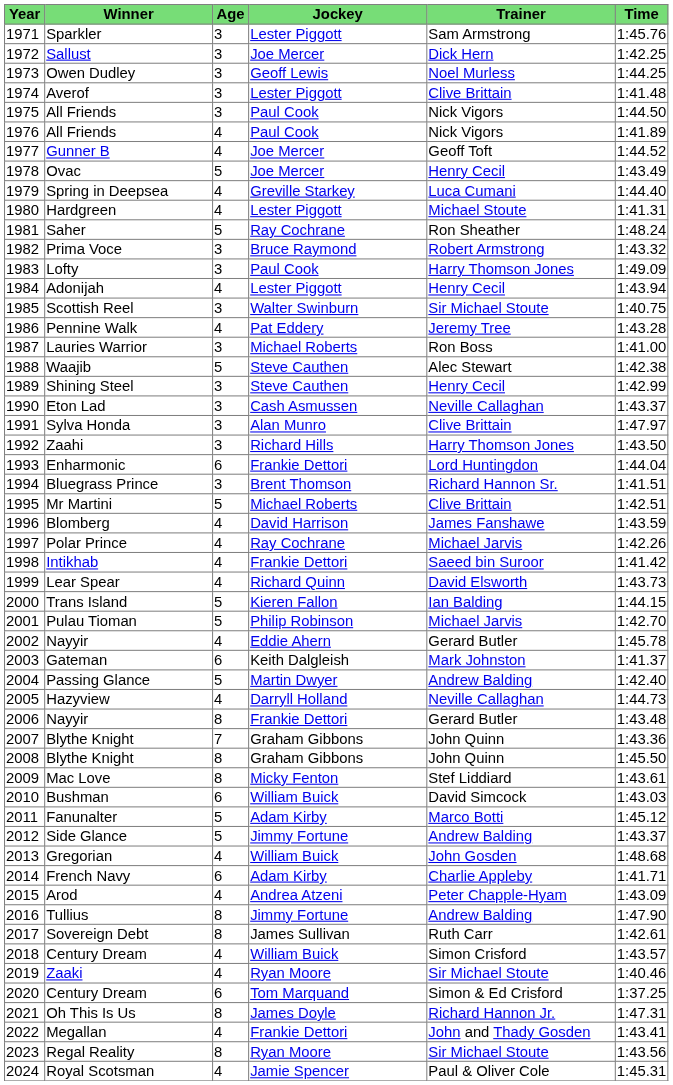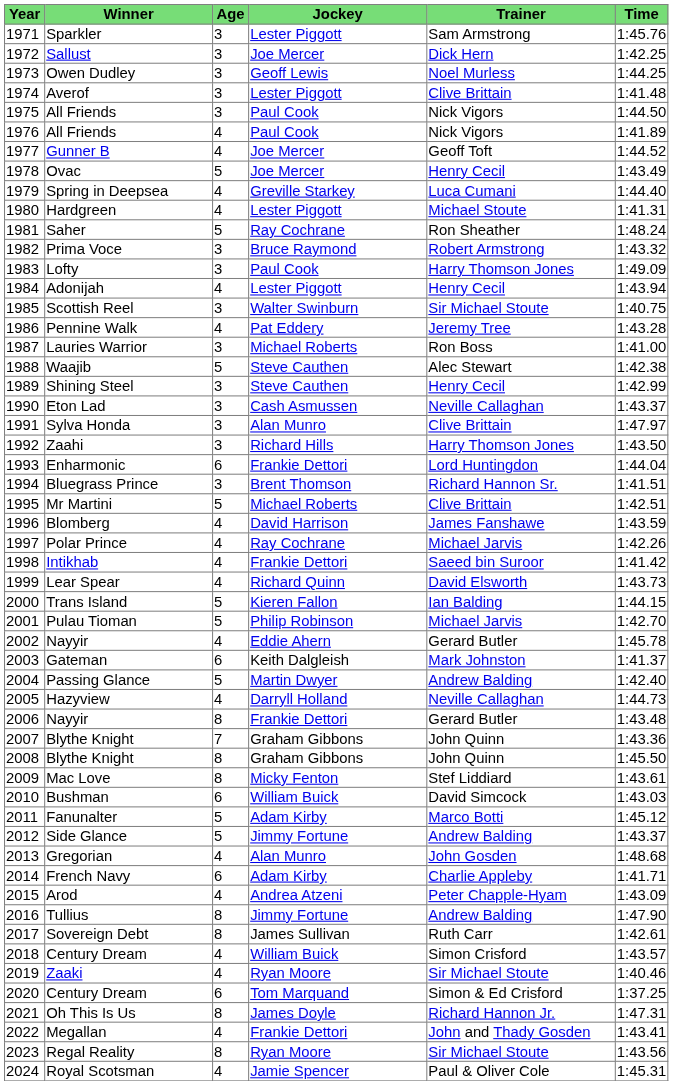(294, 856) William Buick -> (288, 856) Alan Munro
